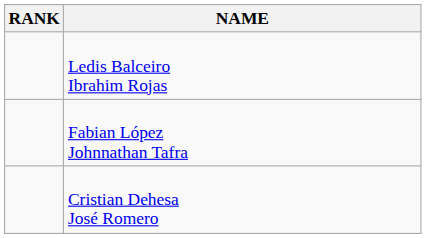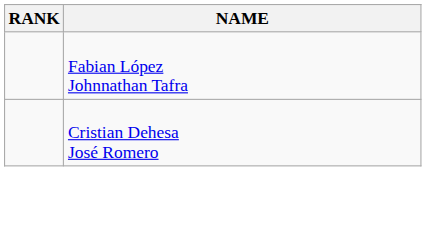- row: (119, 75)
